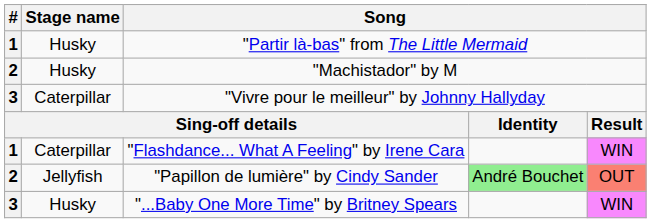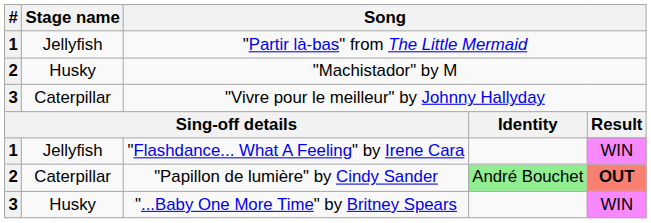(73, 44) Husky -> (73, 44) Jellyfish
(73, 151) Caterpillar -> (73, 151) Jellyfish
(73, 177) Jellyfish -> (73, 177) Caterpillar
(617, 177) normal -> (617, 177) bold
